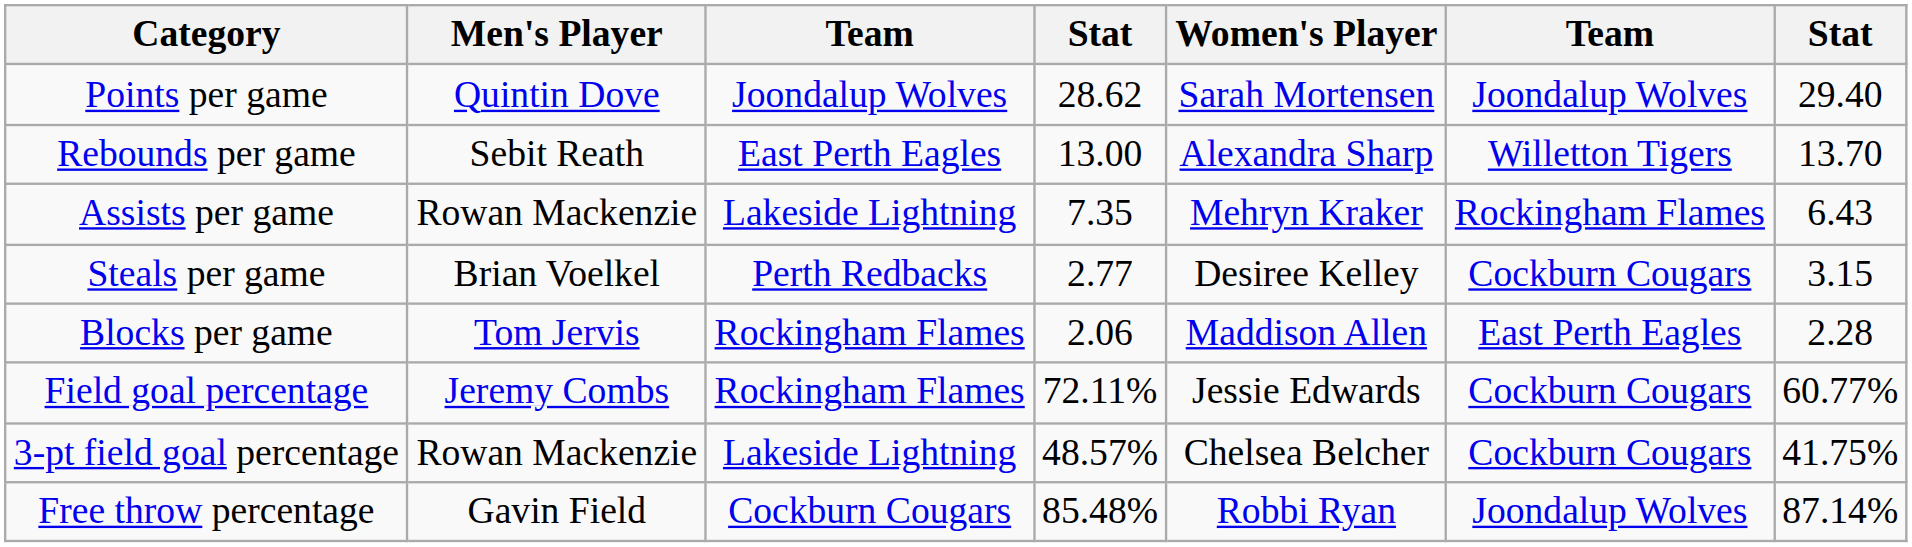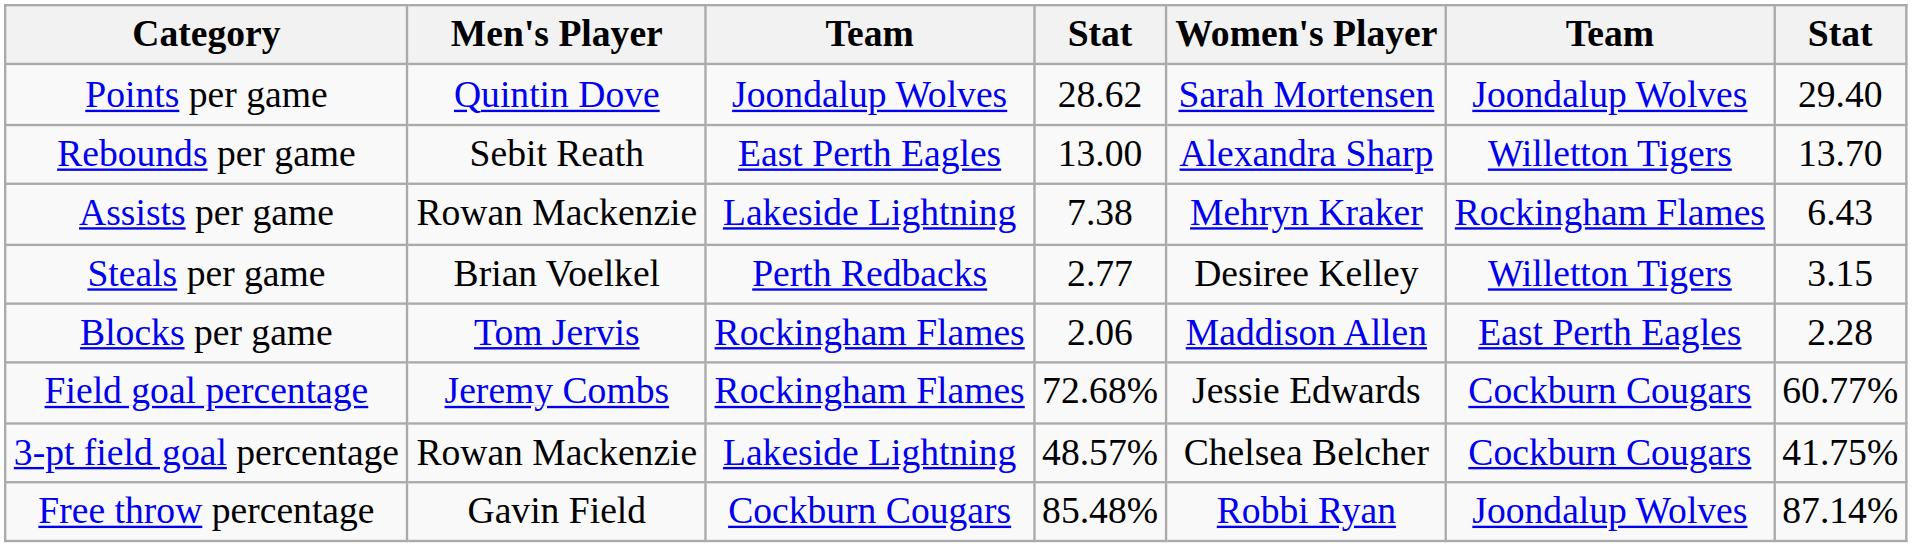(1100, 213) 7.35 -> (1100, 213) 7.38
(1610, 272) Cockburn Cougars -> (1610, 272) Willetton Tigers
(1100, 392) 72.11% -> (1100, 392) 72.68%
